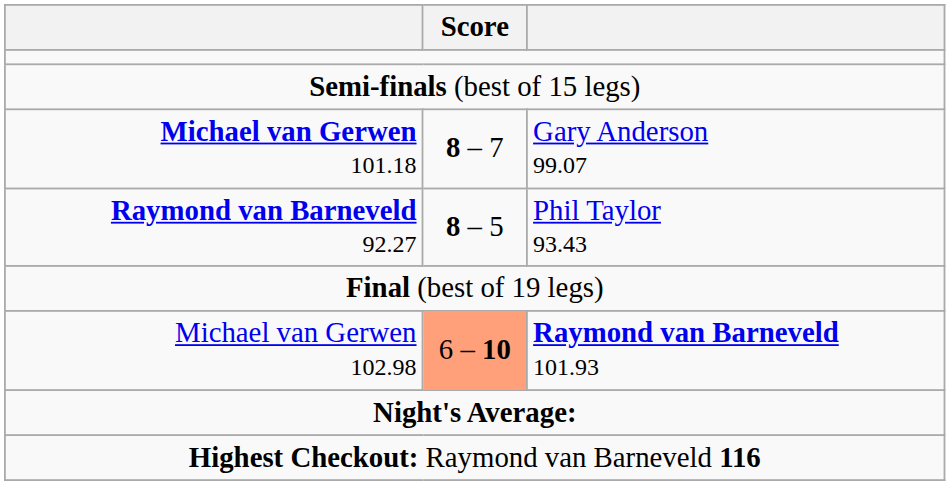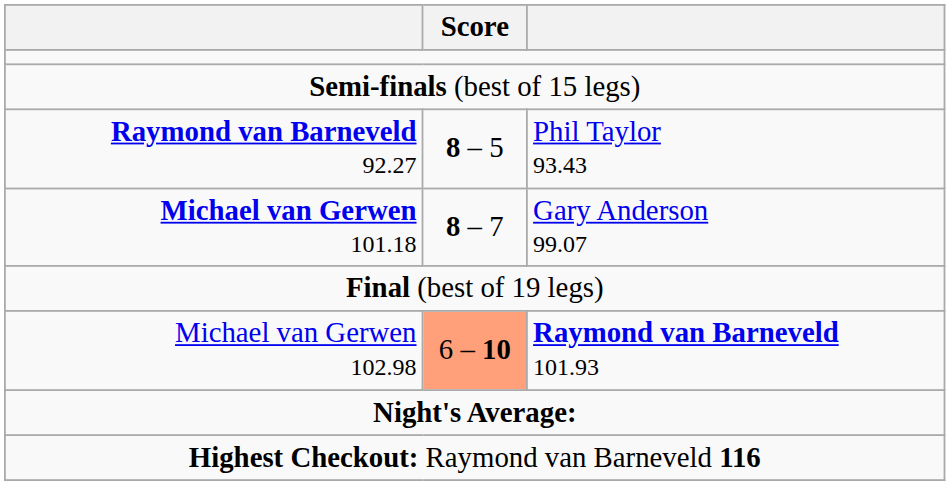rows swapped: (289, 148) <-> (264, 226)
